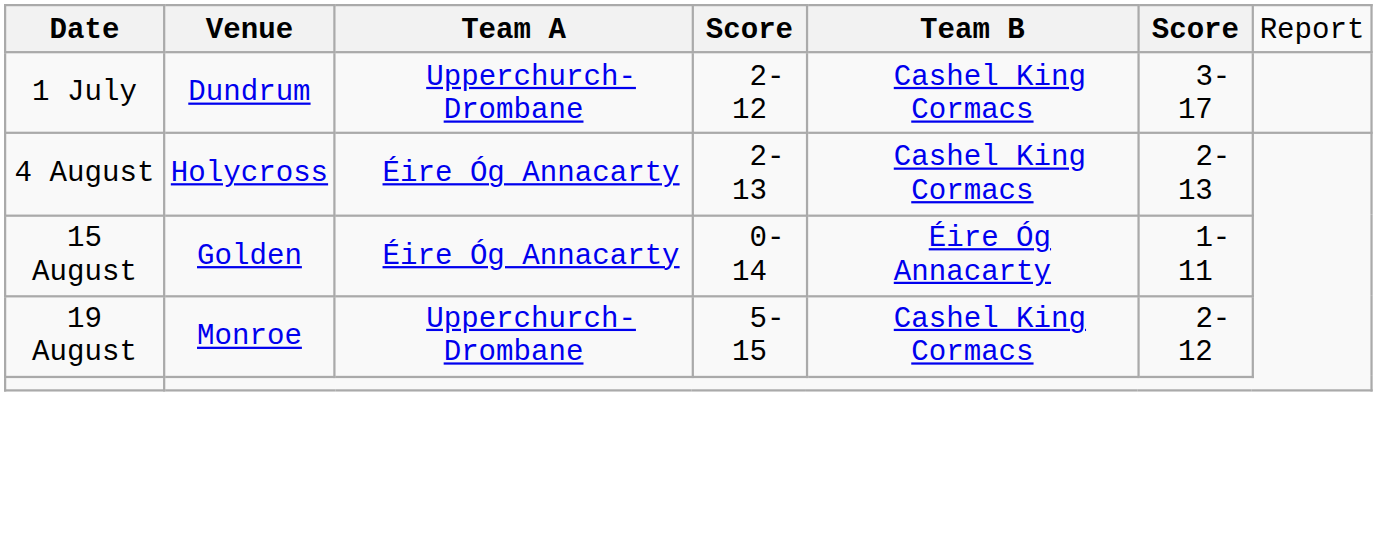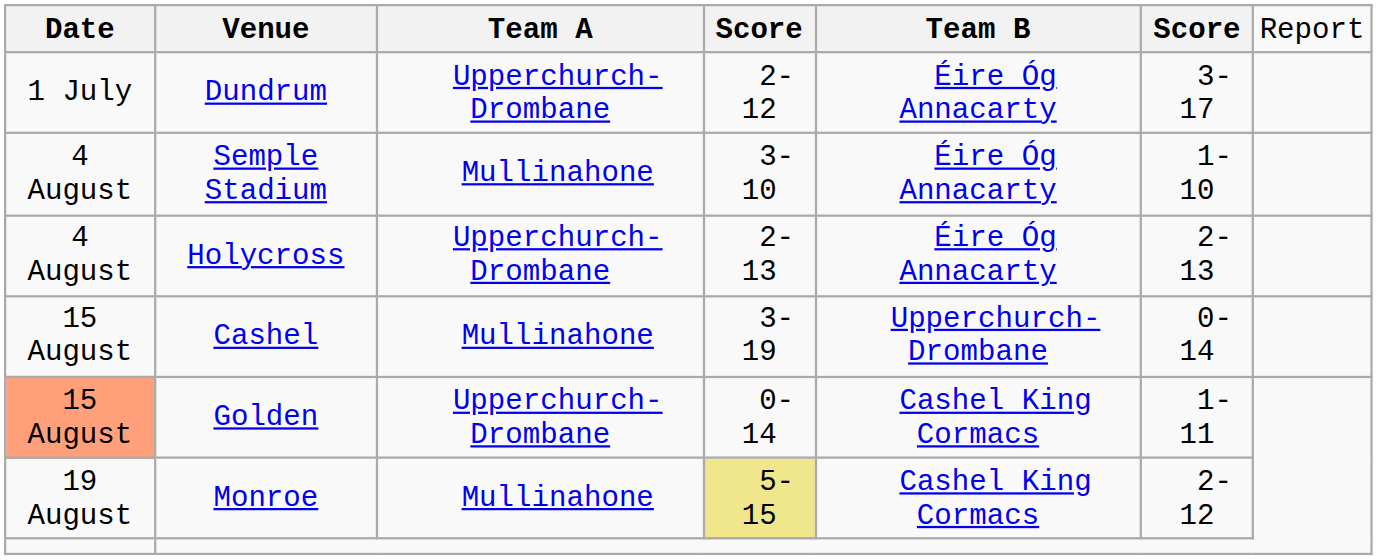(972, 93) Cashel King Cormacs -> (978, 93) Éire Óg Annacarty
+ row: (266, 174)
(514, 174) Éire Óg Annacarty -> (540, 255) Upperchurch-Drombane
(972, 174) Cashel King Cormacs -> (978, 255) Éire Óg Annacarty
+ row: (266, 336)
(85, 255) no background -> (80, 417) lightsalmon background
(514, 255) Éire Óg Annacarty -> (540, 417) Upperchurch-Drombane
(972, 255) Éire Óg Annacarty -> (978, 417) Cashel King Cormacs
(514, 336) Upperchurch-Drombane -> (540, 498) Mullinahone
(749, 336) no background -> (759, 498) khaki background
